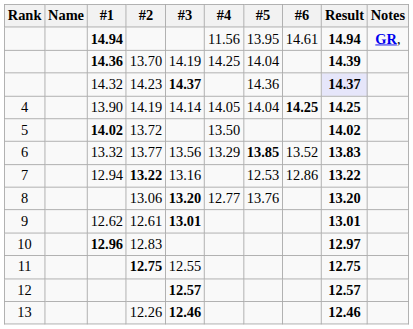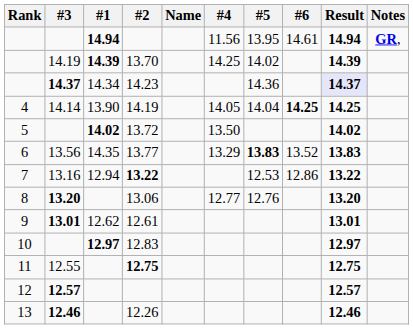columns swapped: (66, 15) <-> (185, 15)
(107, 61) 14.36 -> (103, 61) 14.39
(263, 61) 14.04 -> (263, 61) 14.02
(107, 84) 14.32 -> (103, 84) 14.34
(107, 152) 13.32 -> (103, 152) 14.35
(263, 152) 13.85 -> (263, 152) 13.83
(263, 198) 13.76 -> (263, 198) 12.76
(107, 244) 12.96 -> (103, 244) 12.97
